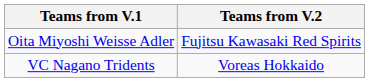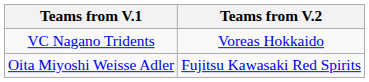rows swapped: (91, 65) <-> (91, 41)
